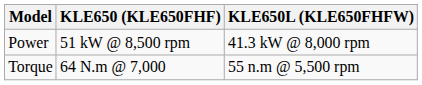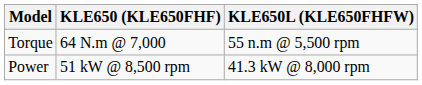rows swapped: (28, 42) <-> (30, 67)
